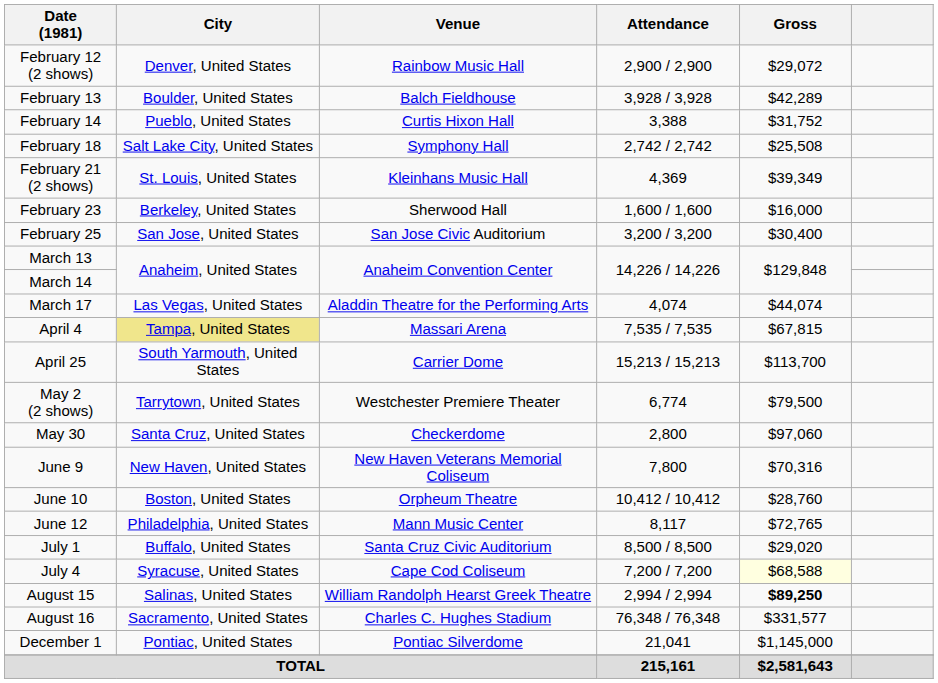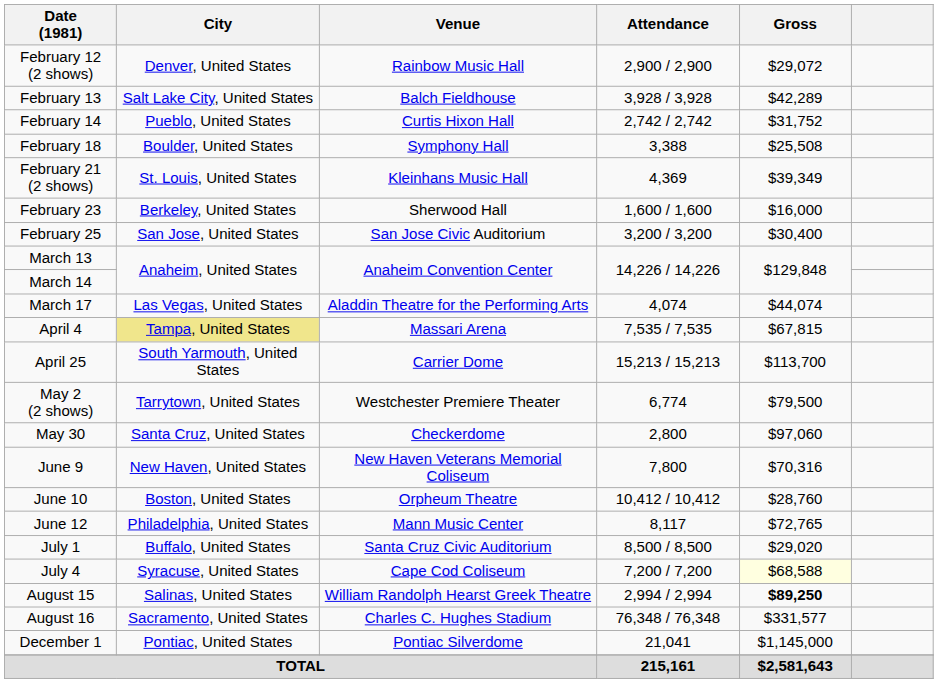(218, 97) Boulder, United States -> (218, 97) Salt Lake City, United States
(668, 121) 3,388 -> (668, 121) 2,742 / 2,742
(218, 145) Salt Lake City, United States -> (218, 145) Boulder, United States
(668, 145) 2,742 / 2,742 -> (668, 145) 3,388
